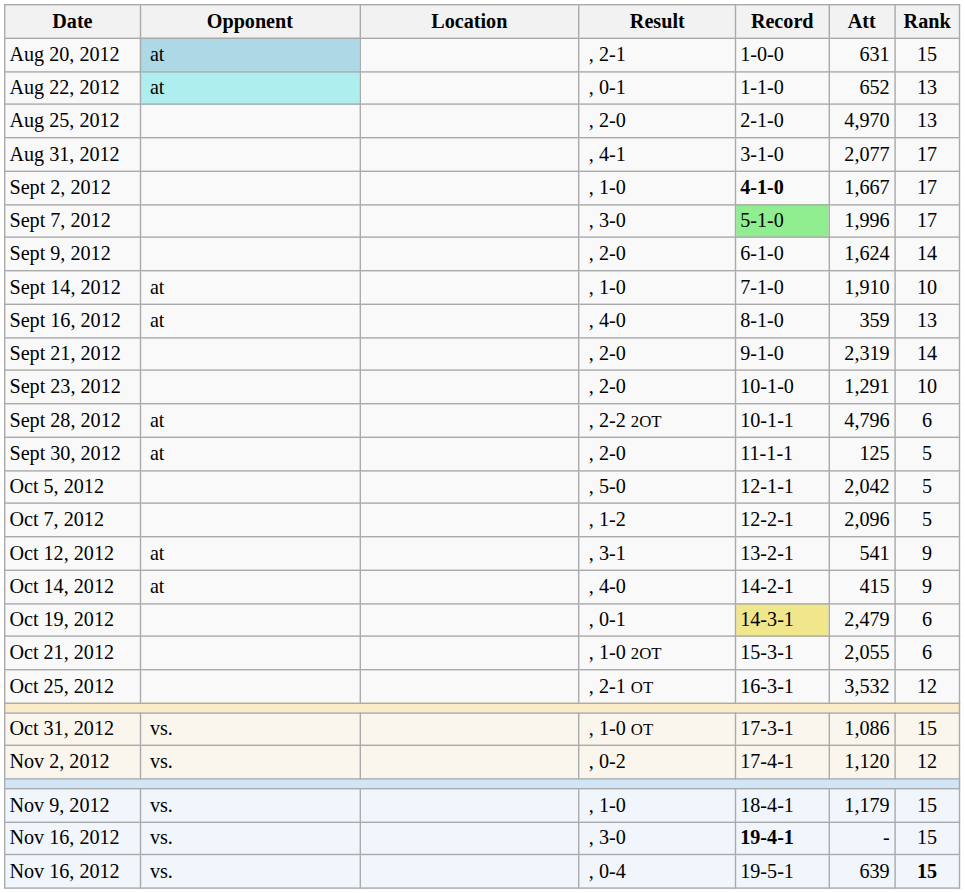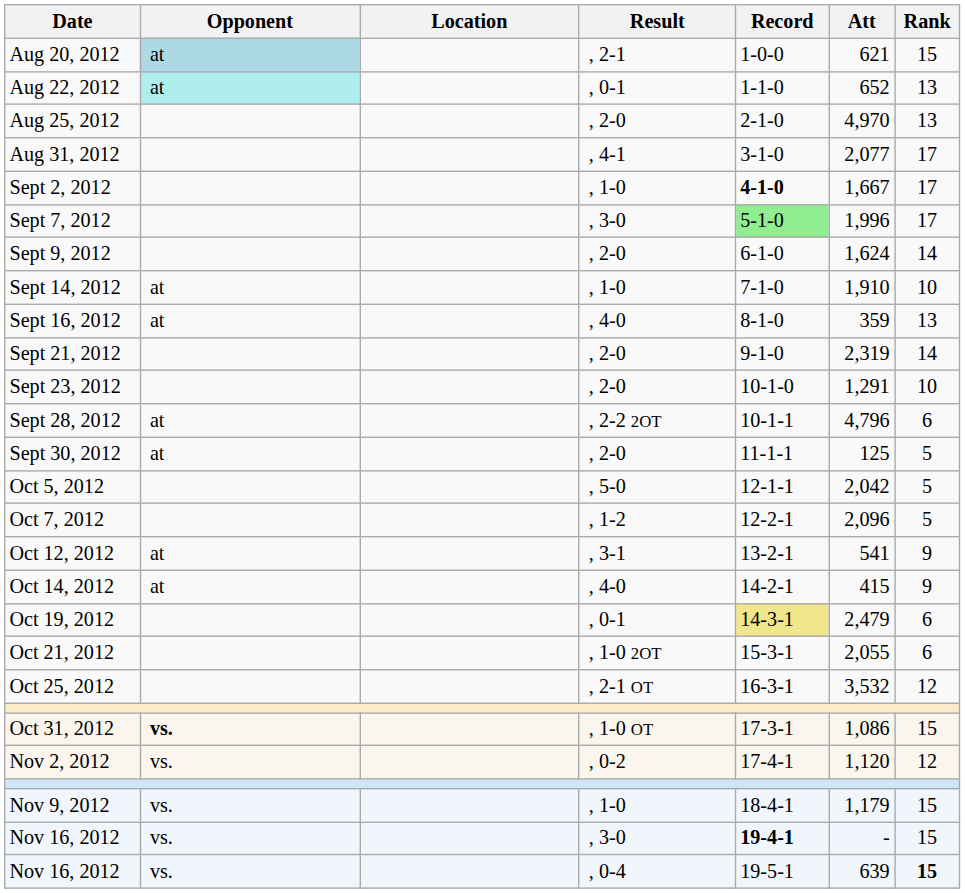(875, 54) 631 -> (875, 54) 621
(159, 729) normal -> (159, 729) bold
